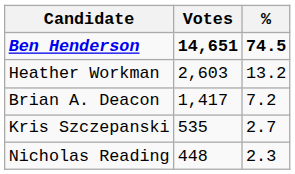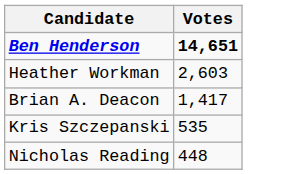- column: (266, 19)
